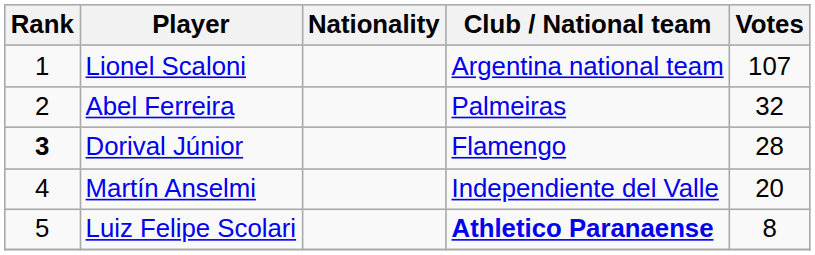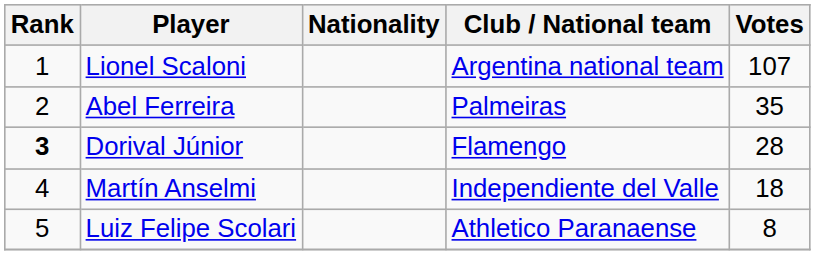(770, 106) 32 -> (770, 106) 35
(770, 188) 20 -> (770, 188) 18
(583, 229) bold -> (574, 229) normal
